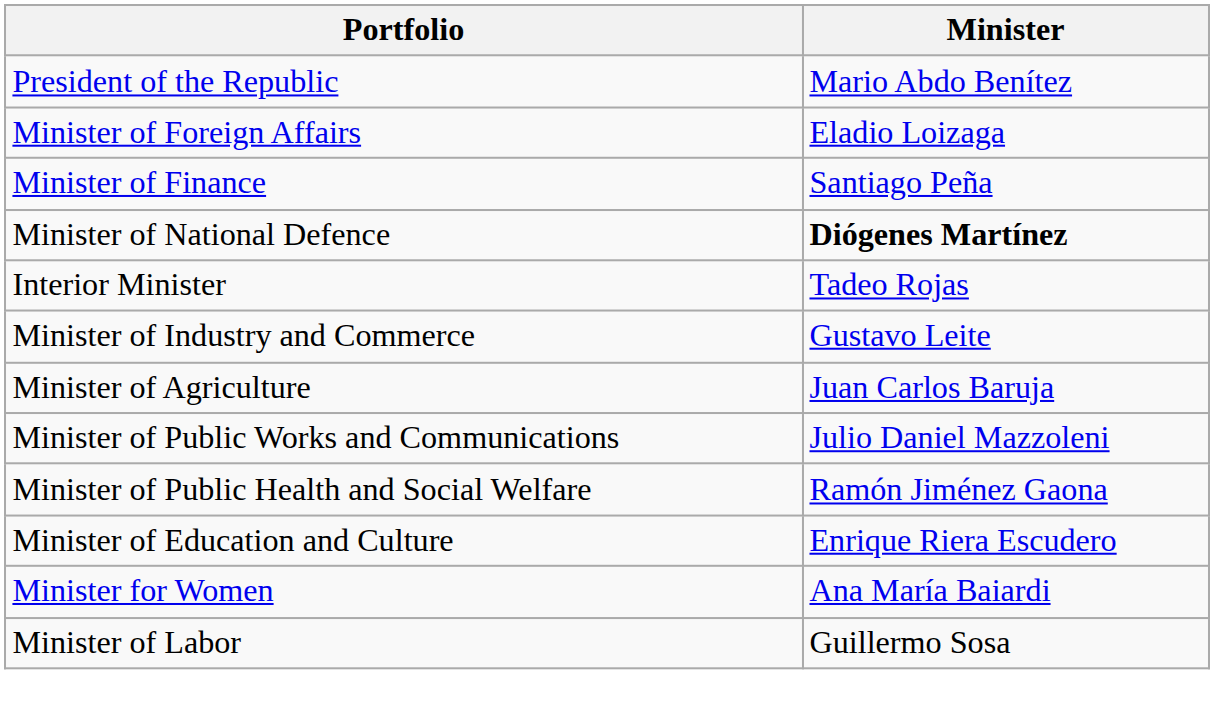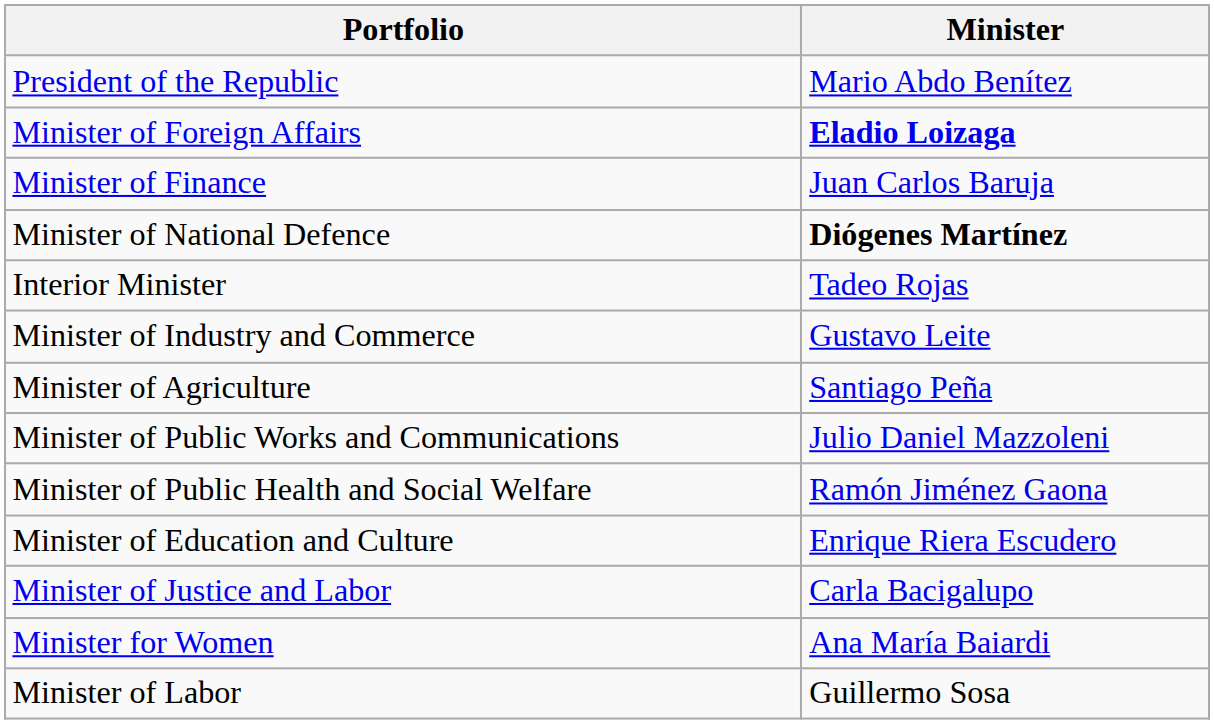(907, 132) normal -> (912, 132) bold
(901, 183) Santiago Peña -> (932, 183) Juan Carlos Baruja
(932, 387) Juan Carlos Baruja -> (901, 387) Santiago Peña
+ row: (202, 591)
